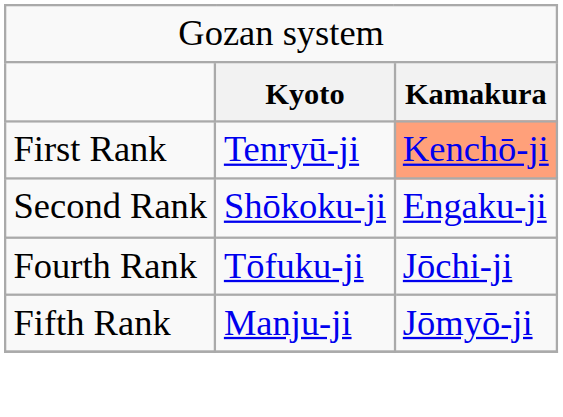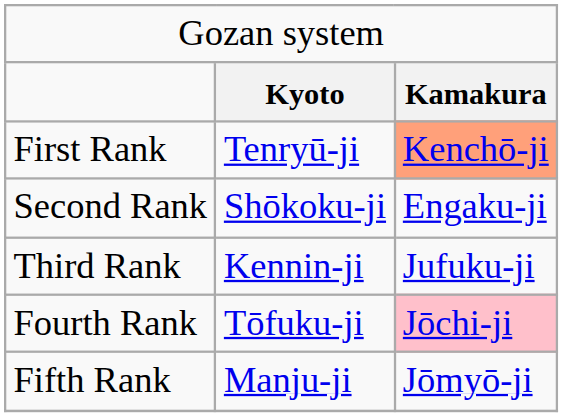+ row: (97, 264)
(458, 264) no background -> (458, 322) pink background
